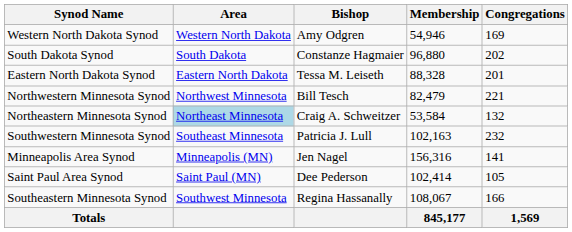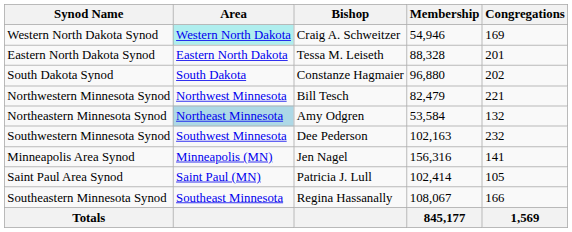(234, 34) no background -> (234, 34) paleturquoise background
(330, 34) Amy Odgren -> (349, 34) Craig A. Schweitzer
rows swapped: (81, 75) <-> (60, 55)
(349, 116) Craig A. Schweitzer -> (330, 116) Amy Odgren
(230, 136) Southeast Minnesota -> (231, 136) Southwest Minnesota
(334, 136) Patricia J. Lull -> (332, 136) Dee Pederson
(332, 177) Dee Pederson -> (334, 177) Patricia J. Lull
(231, 197) Southwest Minnesota -> (230, 197) Southeast Minnesota
